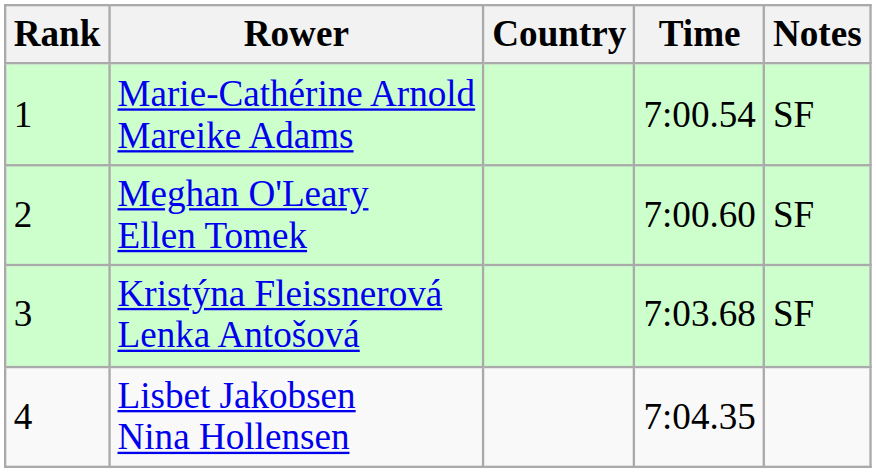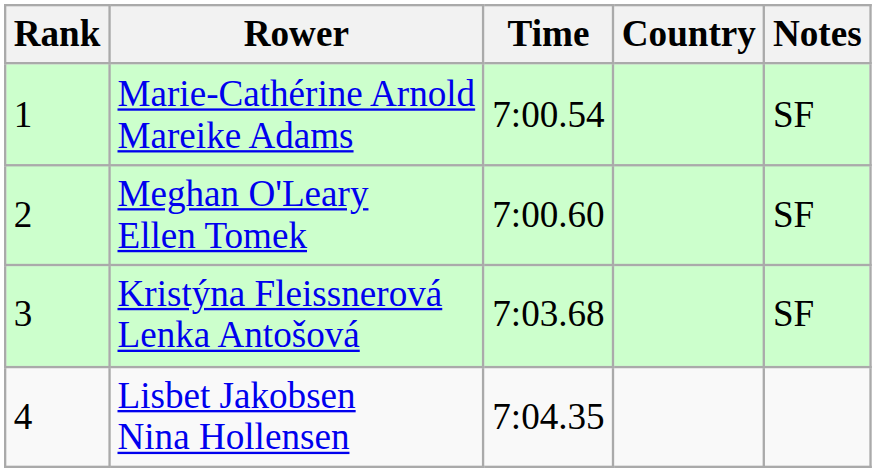columns swapped: (559, 33) <-> (700, 33)
